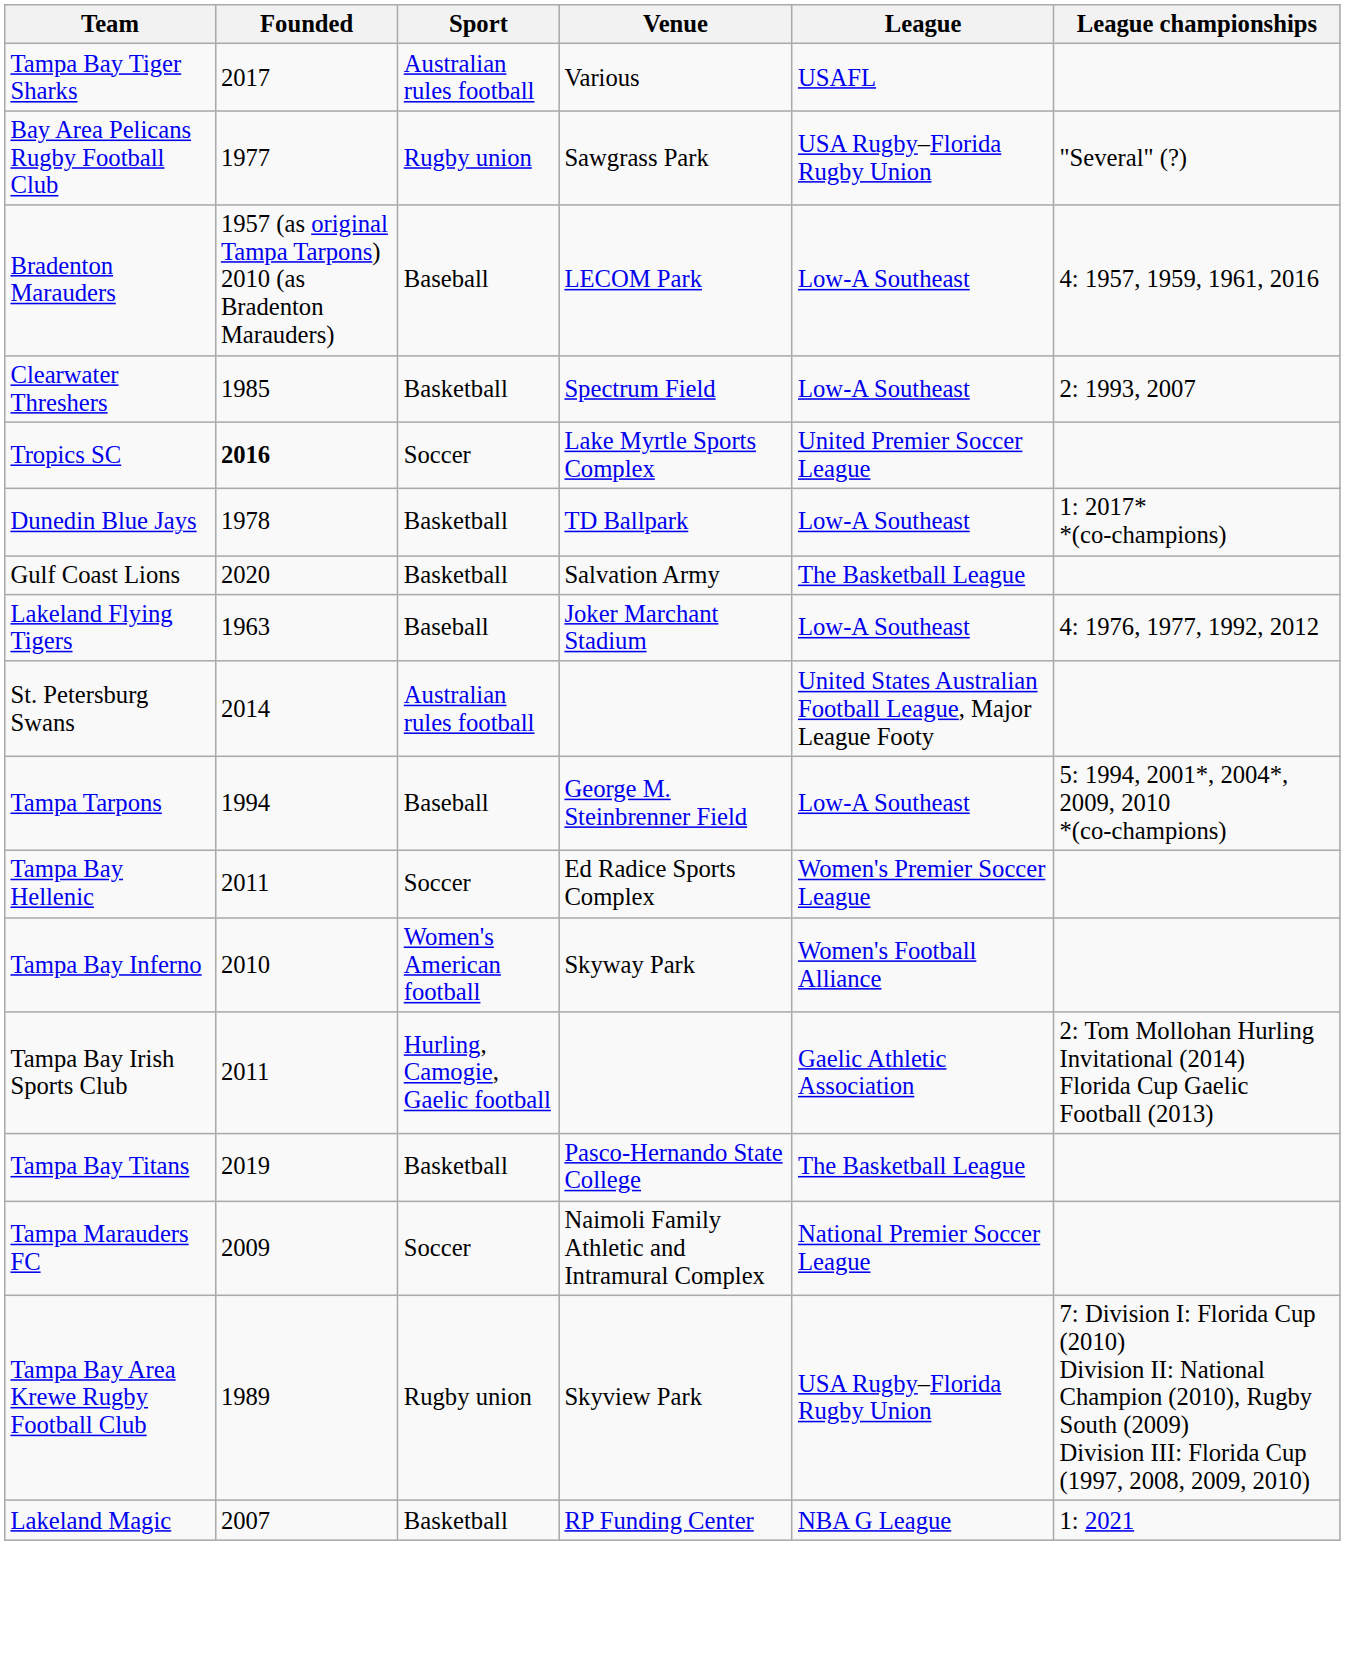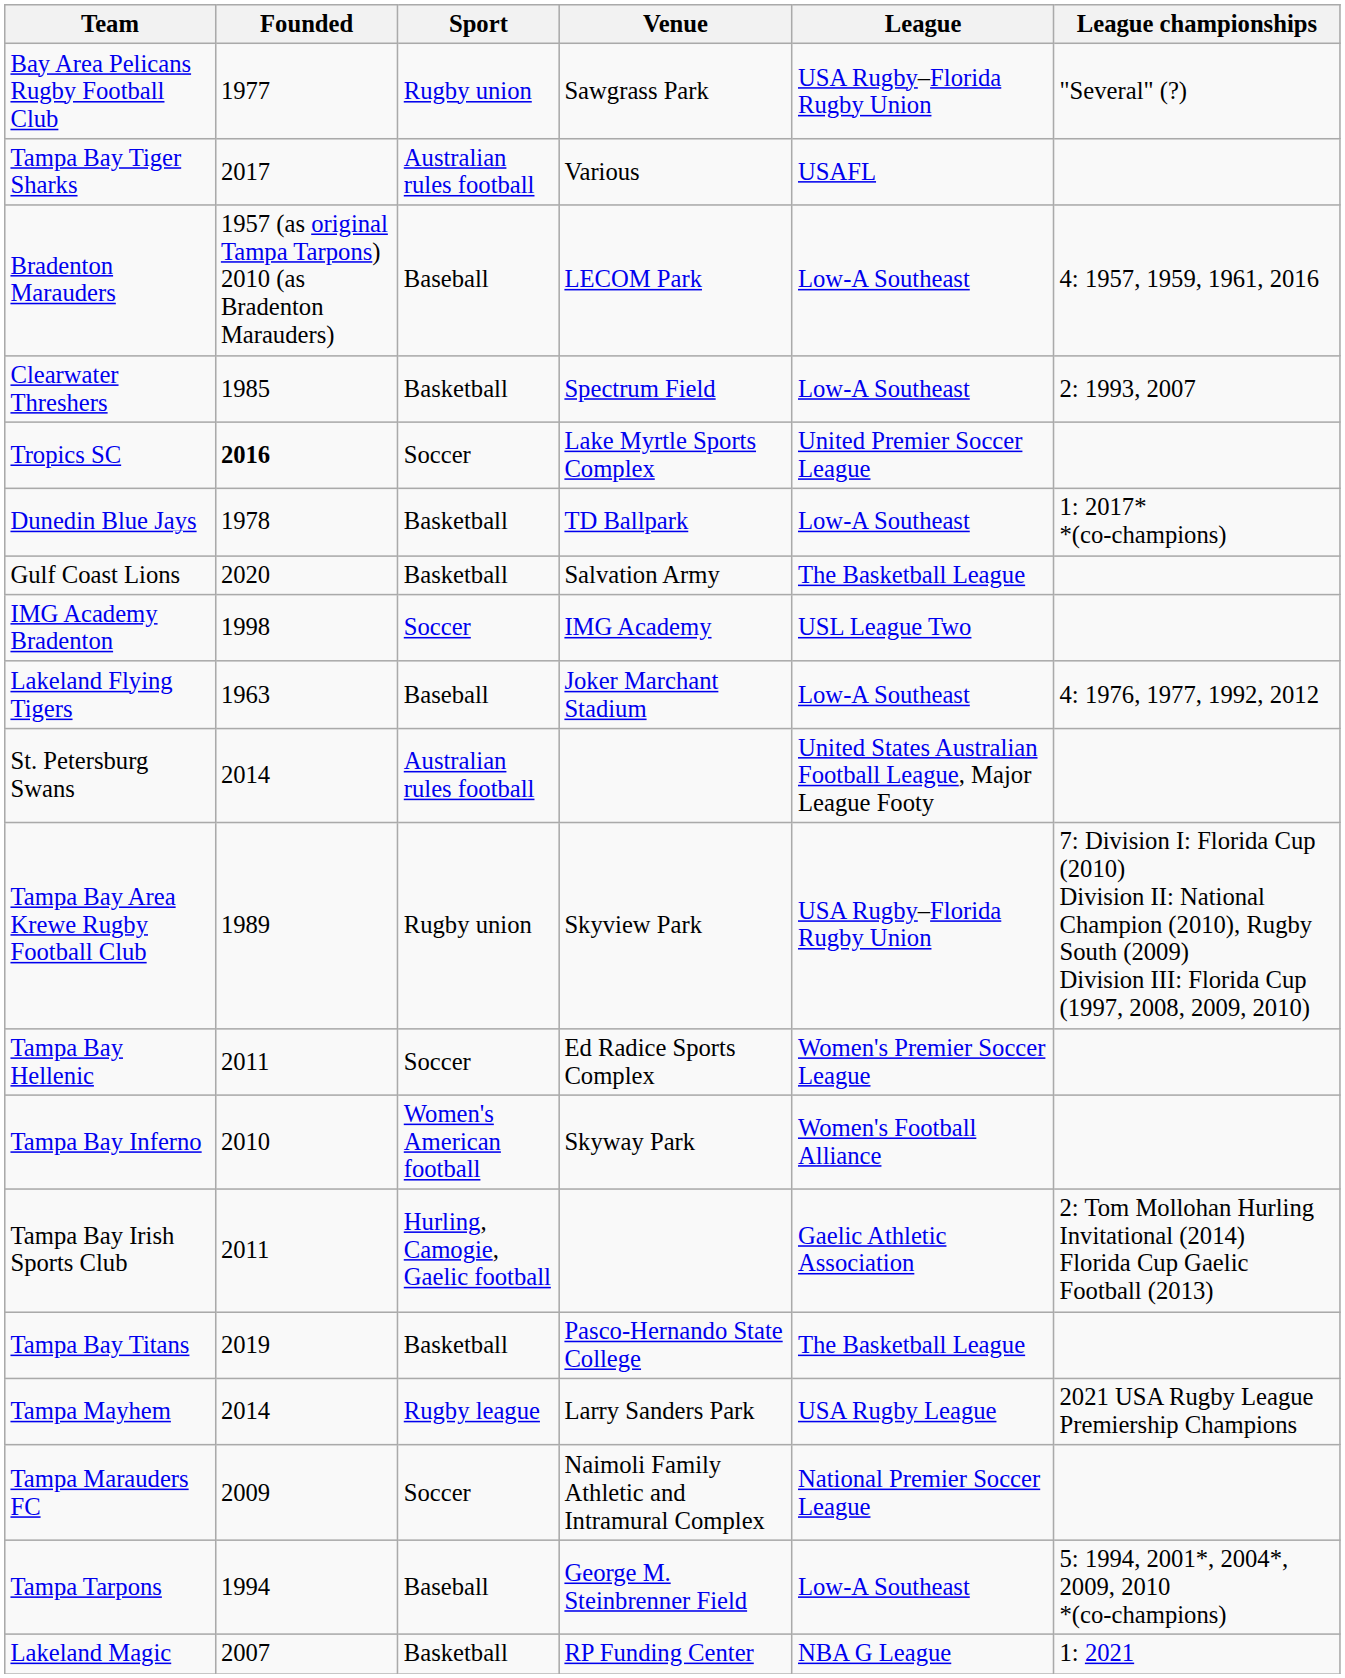rows swapped: (96, 76) <-> (101, 157)
+ row: (84, 627)
rows swapped: (93, 1397) <-> (86, 802)
+ row: (91, 1411)
